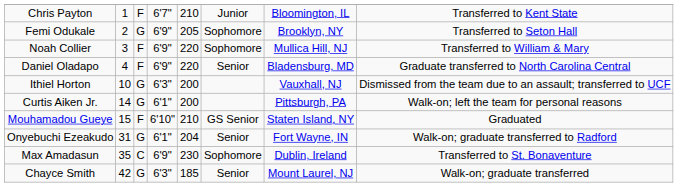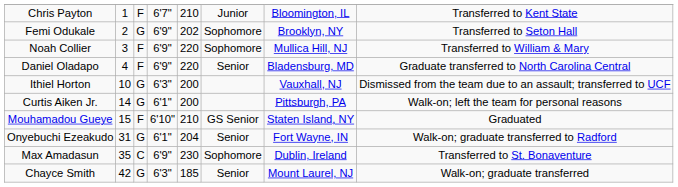(189, 31) 205 -> (189, 31) 202
